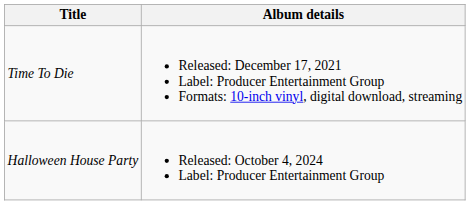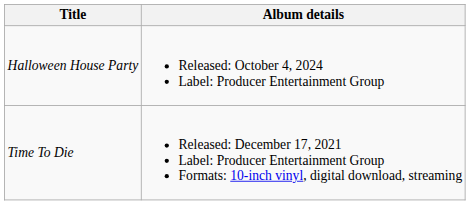rows swapped: (41, 73) <-> (73, 160)
